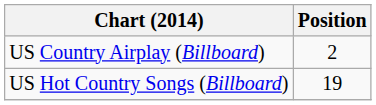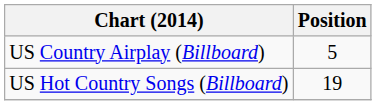(332, 52) 2 -> (332, 52) 5
